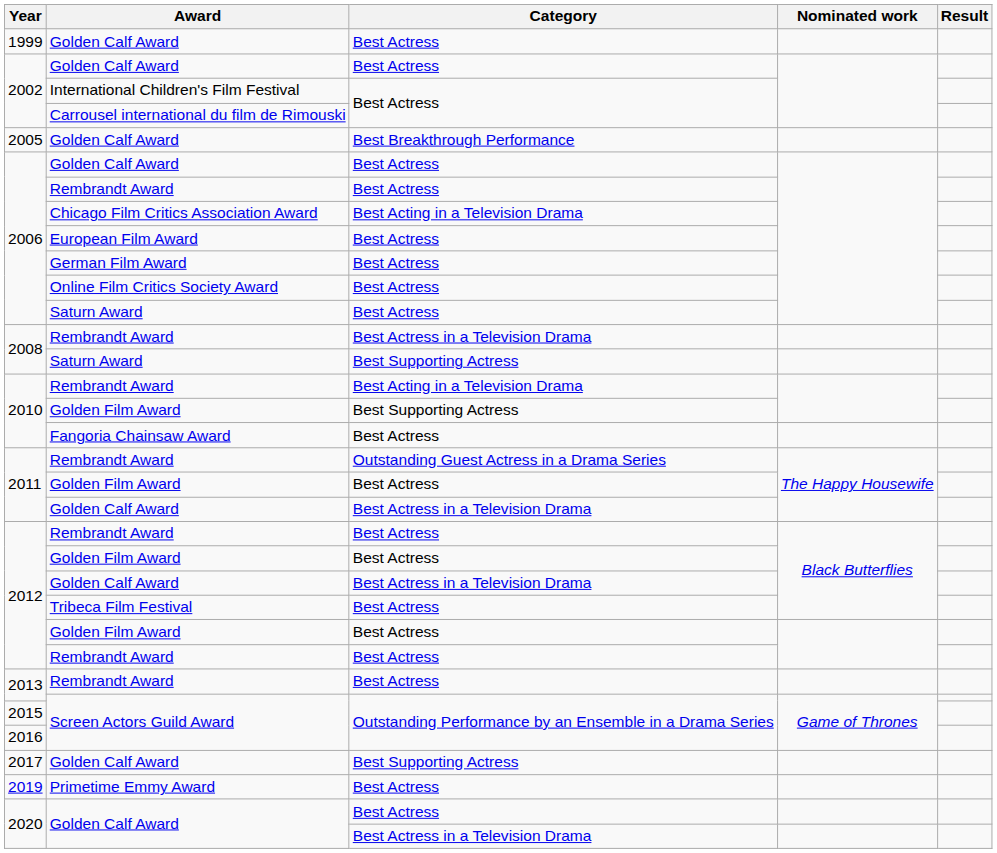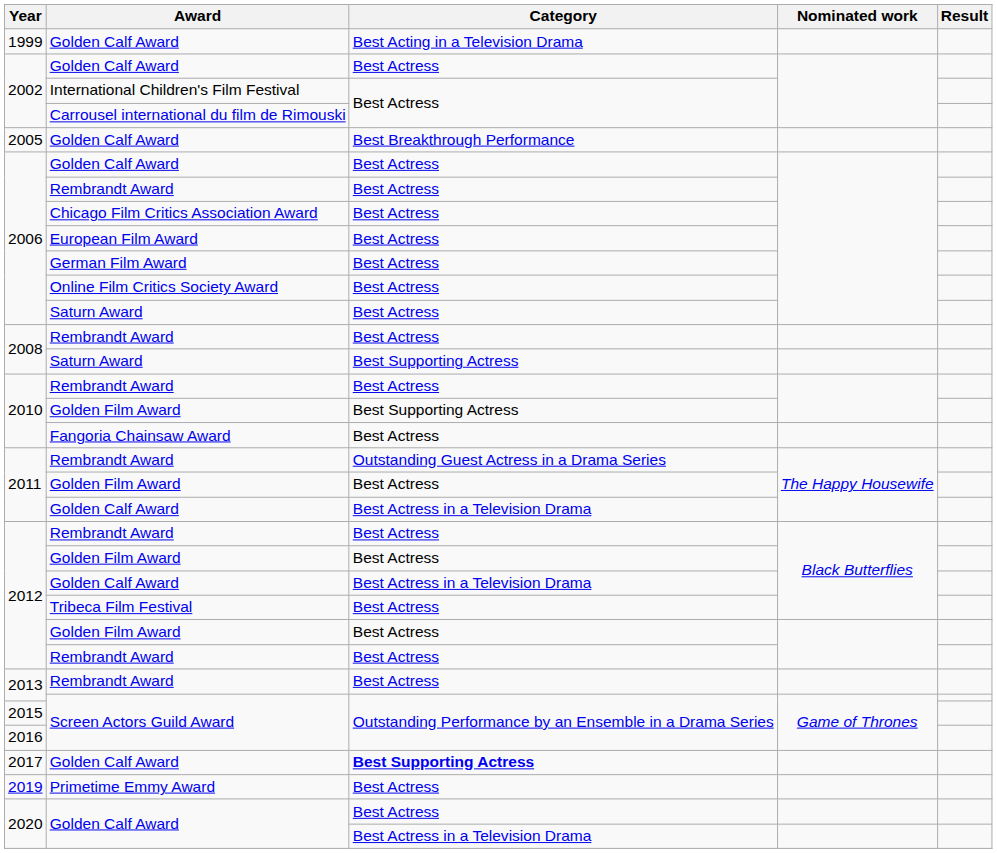(396, 41) Best Actress -> (468, 41) Best Acting in a Television Drama
(468, 213) Best Acting in a Television Drama -> (396, 213) Best Actress
(472, 336) Best Actress in a Television Drama -> (396, 336) Best Actress
(468, 386) Best Acting in a Television Drama -> (396, 386) Best Actress
(436, 762) normal -> (443, 762) bold
